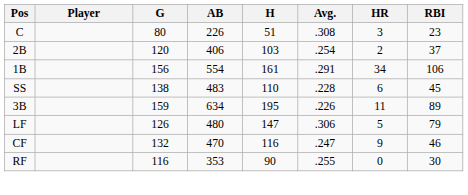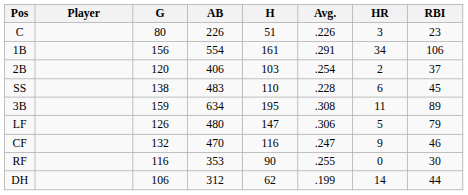(325, 32) .308 -> (325, 32) .226
rows swapped: (20, 69) <-> (20, 50)
(325, 106) .226 -> (325, 106) .308
+ row: (20, 180)
